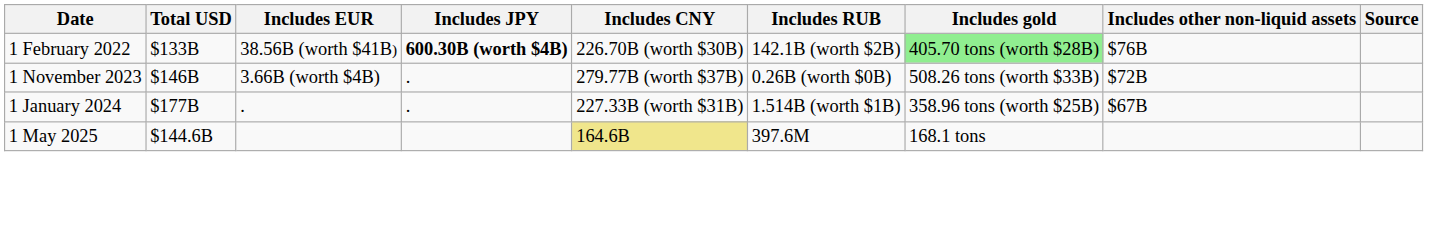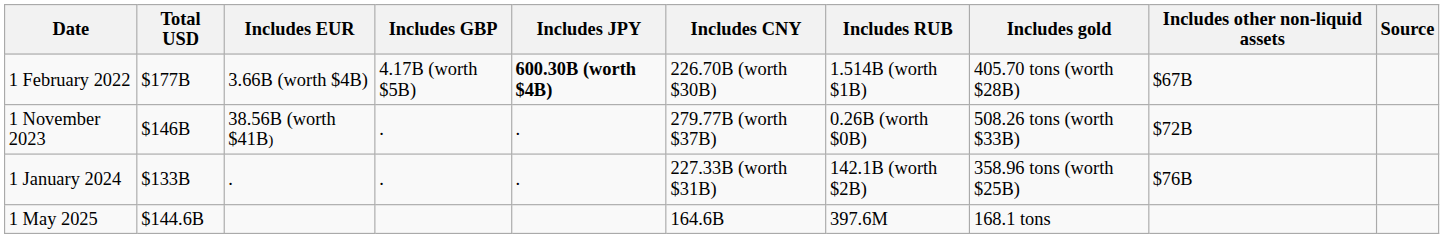+ column: (443, 29)
(175, 48) $133B -> (166, 79) $177B
(319, 48) 38.56B (worth $41B) -> (298, 79) 3.66B (worth $4B)
(826, 48) 142.1B (worth $2B) -> (884, 79) 1.514B (worth $1B)
(1004, 48) lightgreen background -> (1044, 79) no background
(1128, 48) $76B -> (1173, 79) $67B
(310, 77) 3.66B (worth $4B) -> (282, 129) 38.56B (worth $41B)
(175, 106) $177B -> (166, 179) $133B
(826, 106) 1.514B (worth $1B) -> (884, 179) 142.1B (worth $2B)
(1128, 106) $67B -> (1173, 179) $76B
(603, 135) khaki background -> (697, 218) no background
